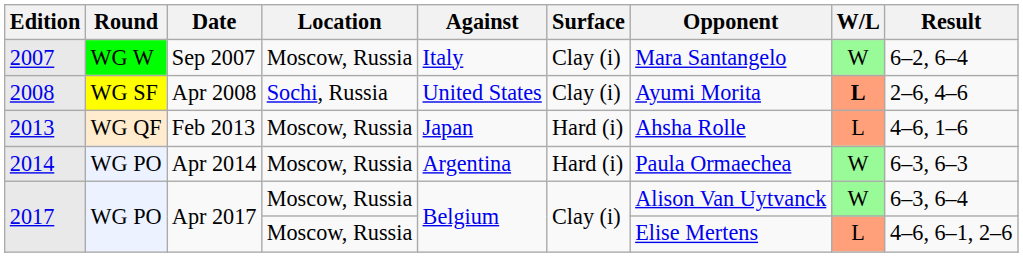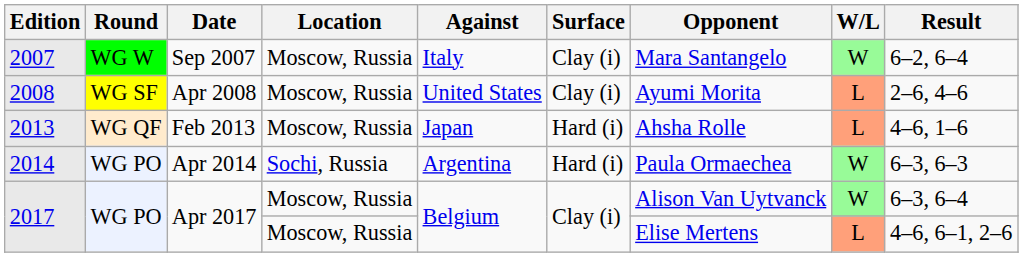(327, 92) Sochi, Russia -> (340, 92) Moscow, Russia
(858, 92) bold -> (858, 92) normal
(340, 163) Moscow, Russia -> (327, 163) Sochi, Russia
